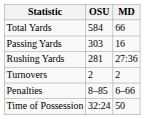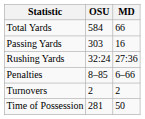(95, 59) 281 -> (99, 59) 32:24
rows swapped: (25, 91) <-> (27, 75)
(99, 106) 32:24 -> (95, 106) 281
